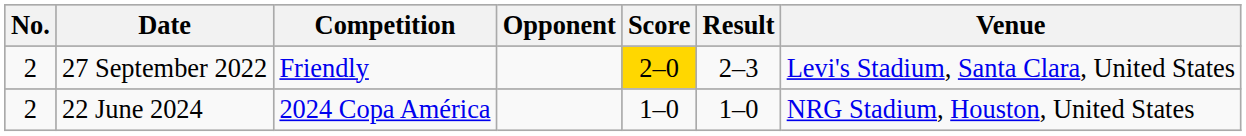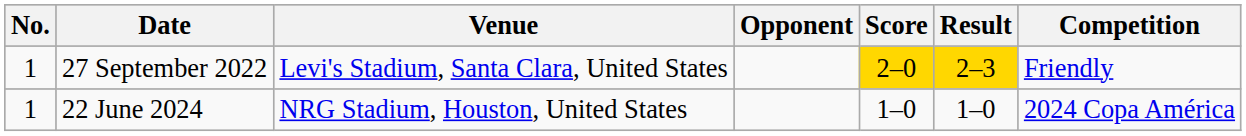columns swapped: (1011, 25) <-> (385, 25)
(30, 67) 2 -> (30, 67) 1
(739, 67) no background -> (976, 67) gold background
(30, 109) 2 -> (30, 109) 1
